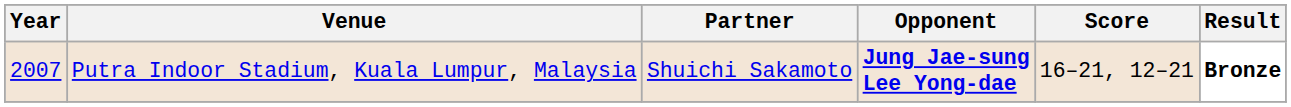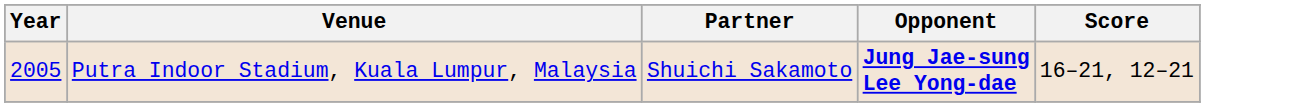- column: (1243, 23)
(36, 71) 2007 -> (36, 71) 2005
